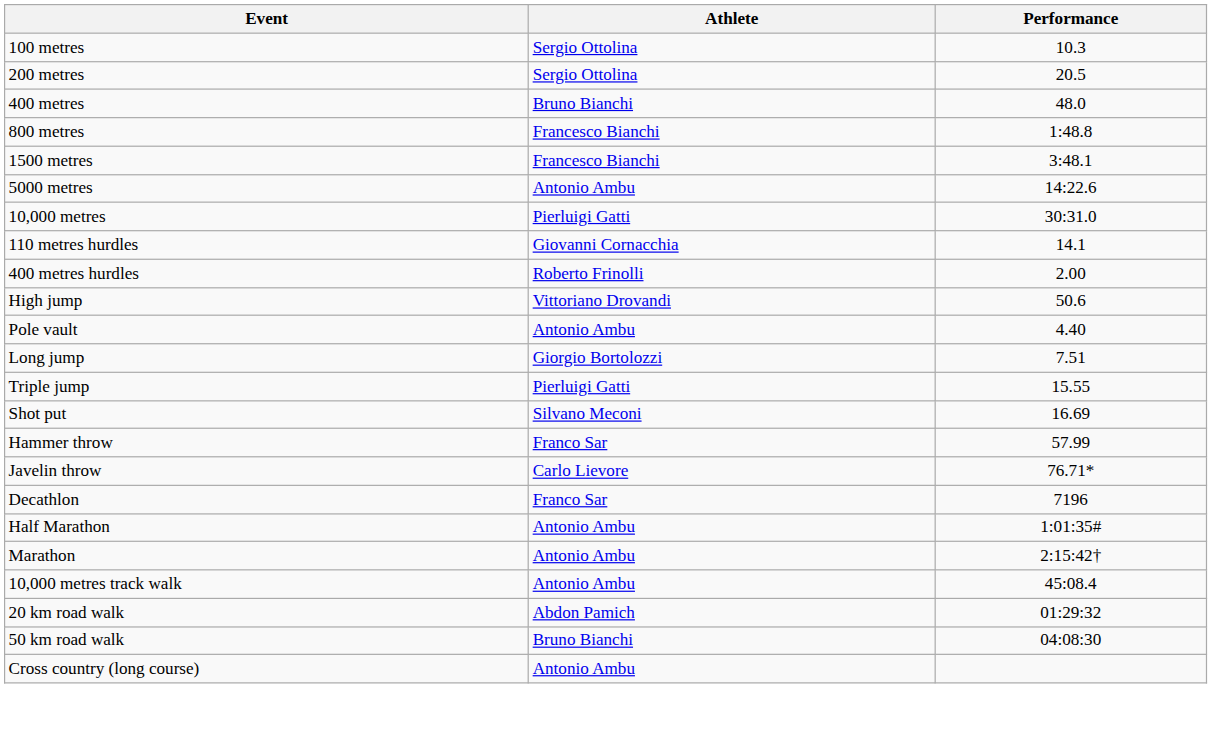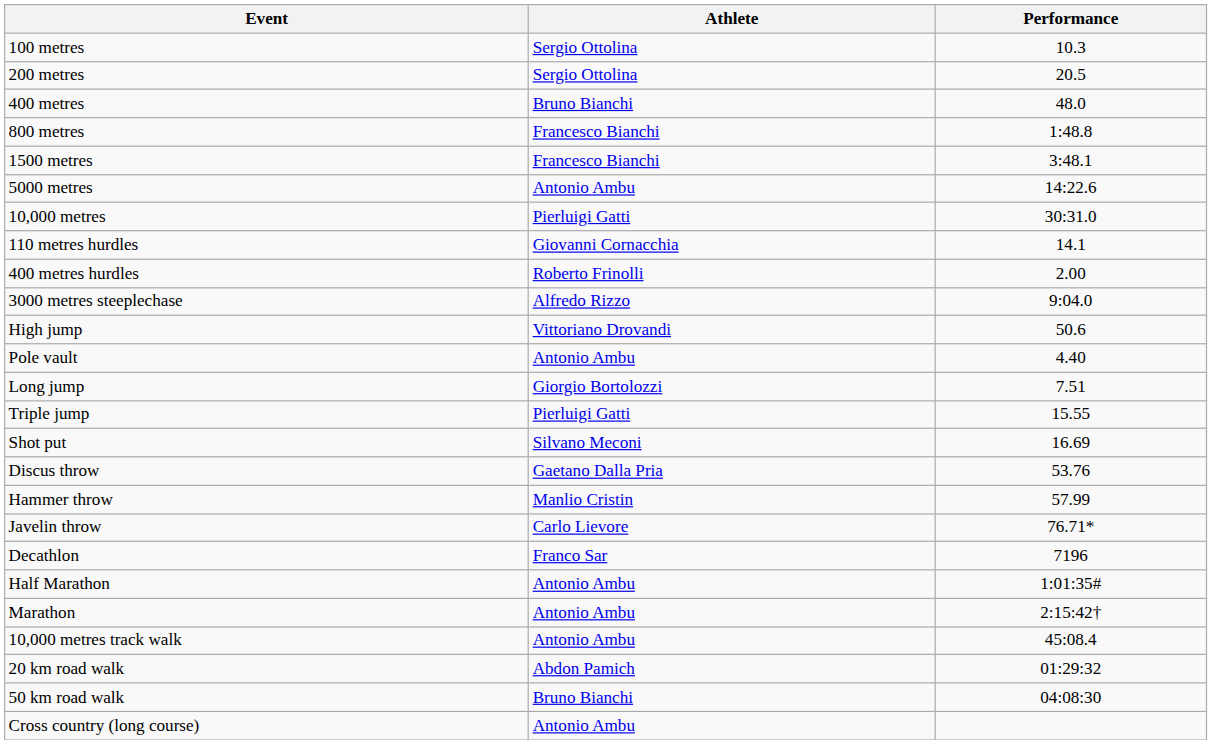+ row: (96, 301)
+ row: (54, 471)
(570, 442) Franco Sar -> (583, 499) Manlio Cristin
